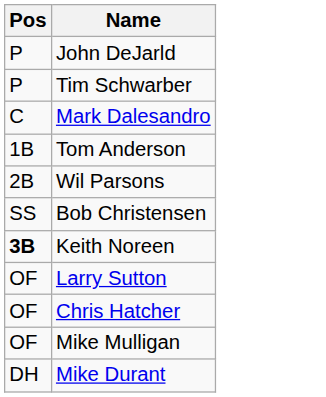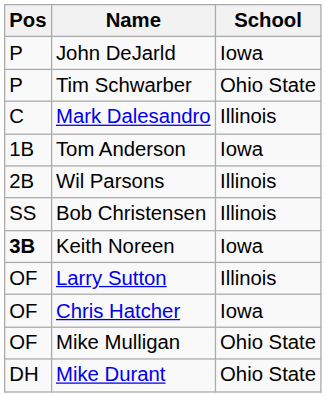+ column: (268, 20)
